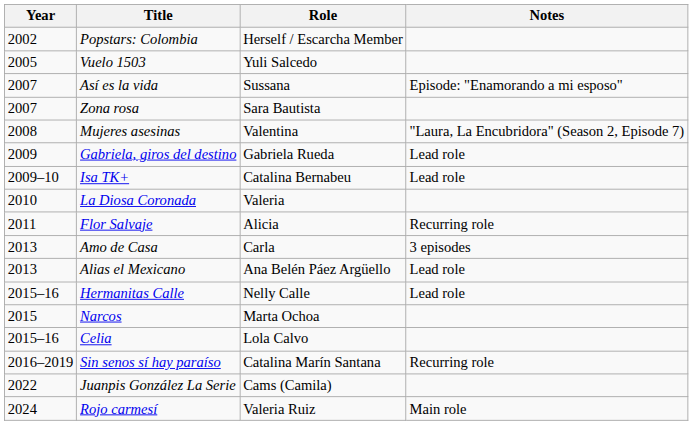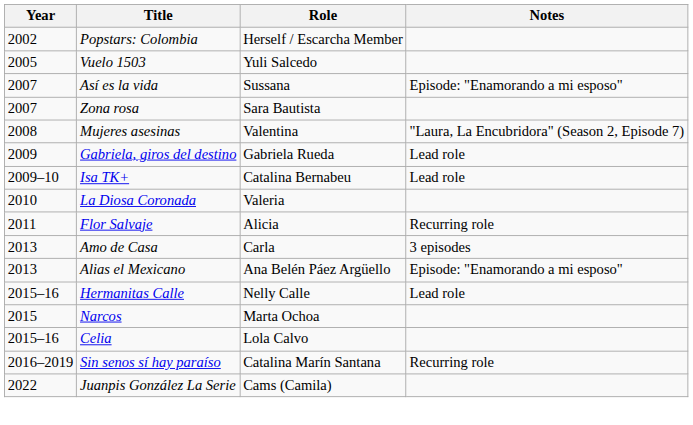(437, 270) Lead role -> (516, 270) Episode: "Enamorando a mi esposo"
- row: (119, 408)
